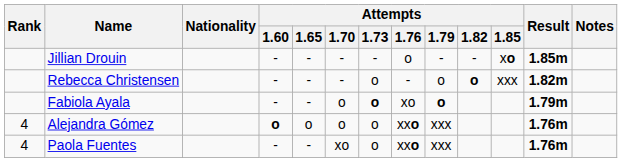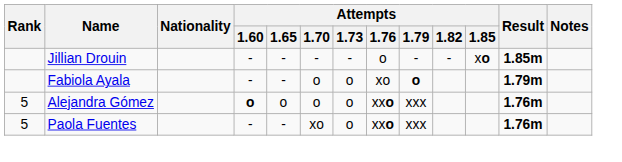- row: (113, 80)
(375, 102) bold -> (350, 80) normal
(24, 124) 4 -> (24, 102) 5
(24, 146) 4 -> (24, 124) 5
